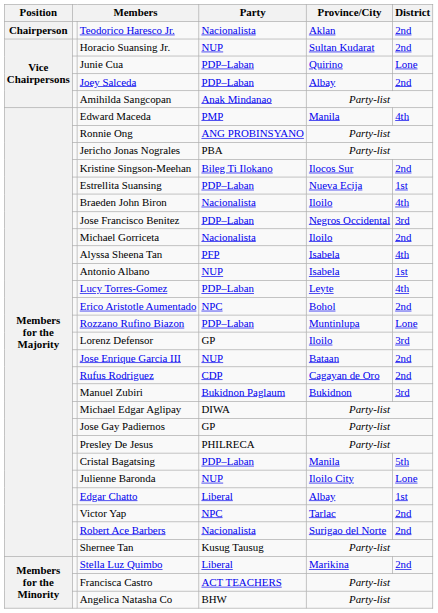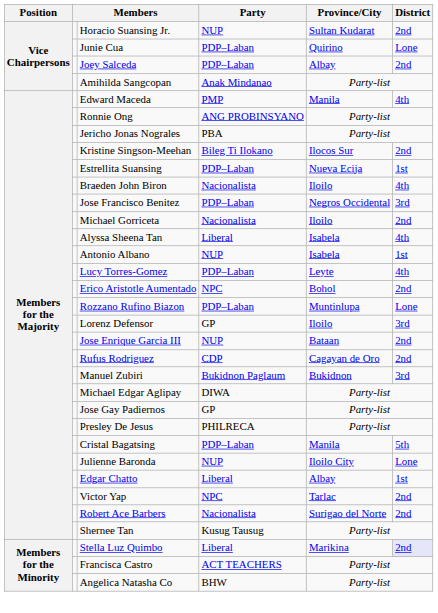- row: (127, 30)
(210, 254) PFP -> (217, 237) Liberal
(403, 565) no background -> (403, 548) lavender background
